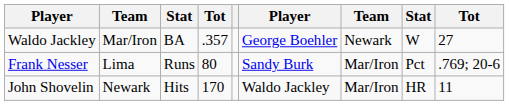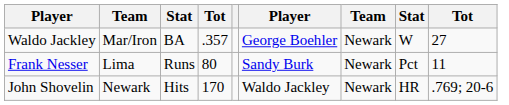(371, 64) Mar/Iron -> (368, 64) Newark
(469, 64) .769; 20-6 -> (439, 64) 11
(371, 87) Mar/Iron -> (368, 87) Newark
(446, 87) 11 -> (462, 87) .769; 20-6
